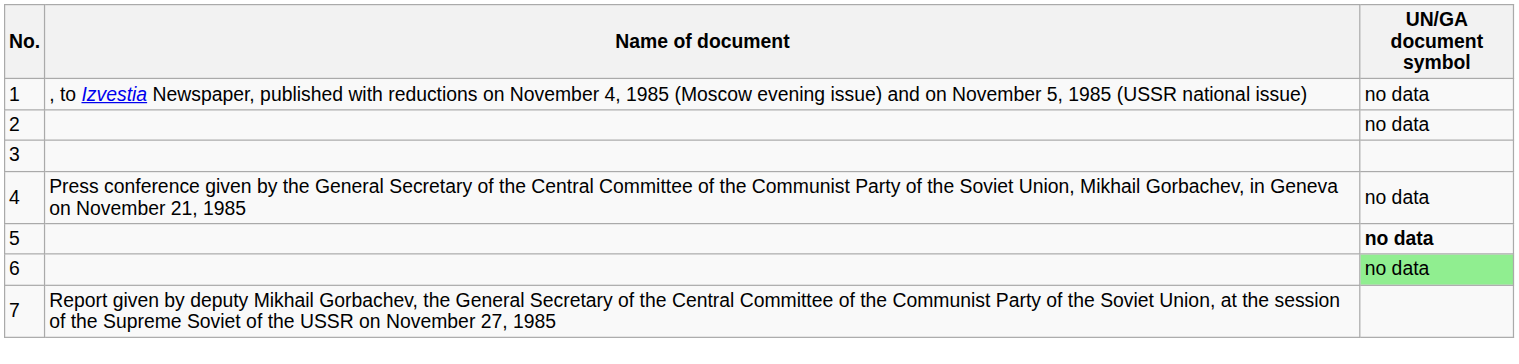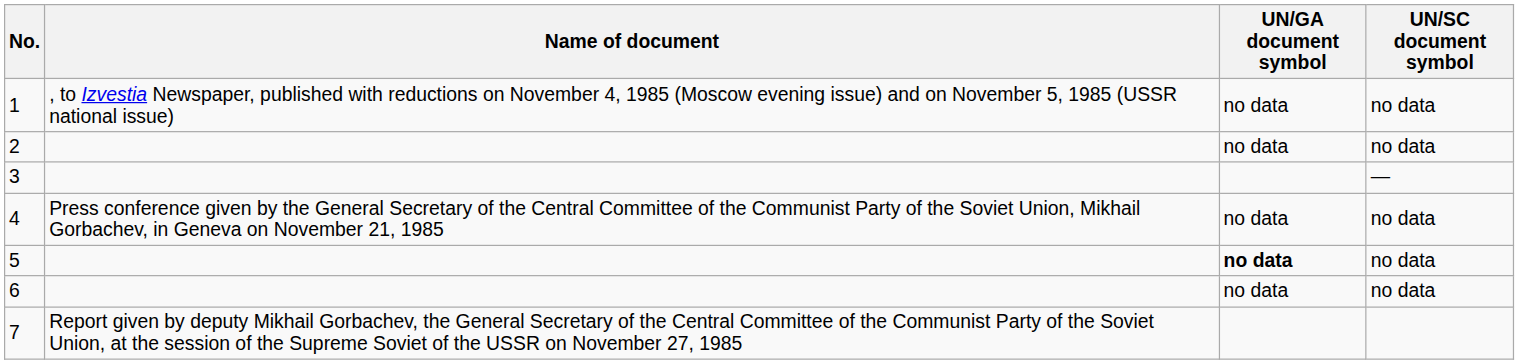+ column: (1440, 41)
(1397, 269) lightgreen background -> (1256, 291) no background
